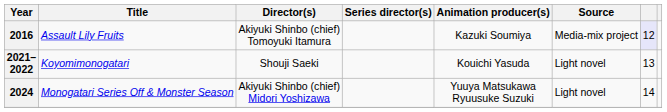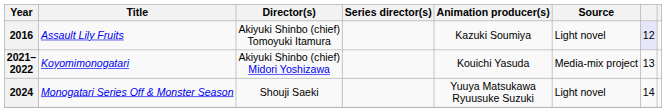(596, 35) Media-mix project -> (580, 35) Light novel
(289, 64) Shouji Saeki -> (289, 64) Akiyuki Shinbo (chief) Midori Yoshizawa
(580, 64) Light novel -> (596, 64) Media-mix project
(289, 92) Akiyuki Shinbo (chief) Midori Yoshizawa -> (289, 92) Shouji Saeki
